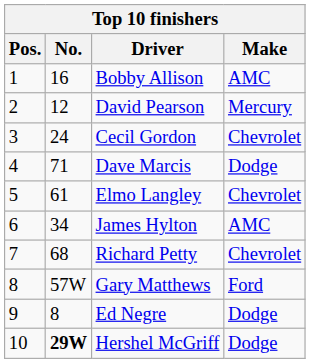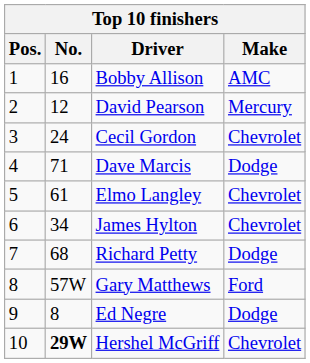(249, 225) AMC -> (265, 225) Chevrolet
(265, 254) Chevrolet -> (253, 254) Dodge
(253, 343) Dodge -> (265, 343) Chevrolet
